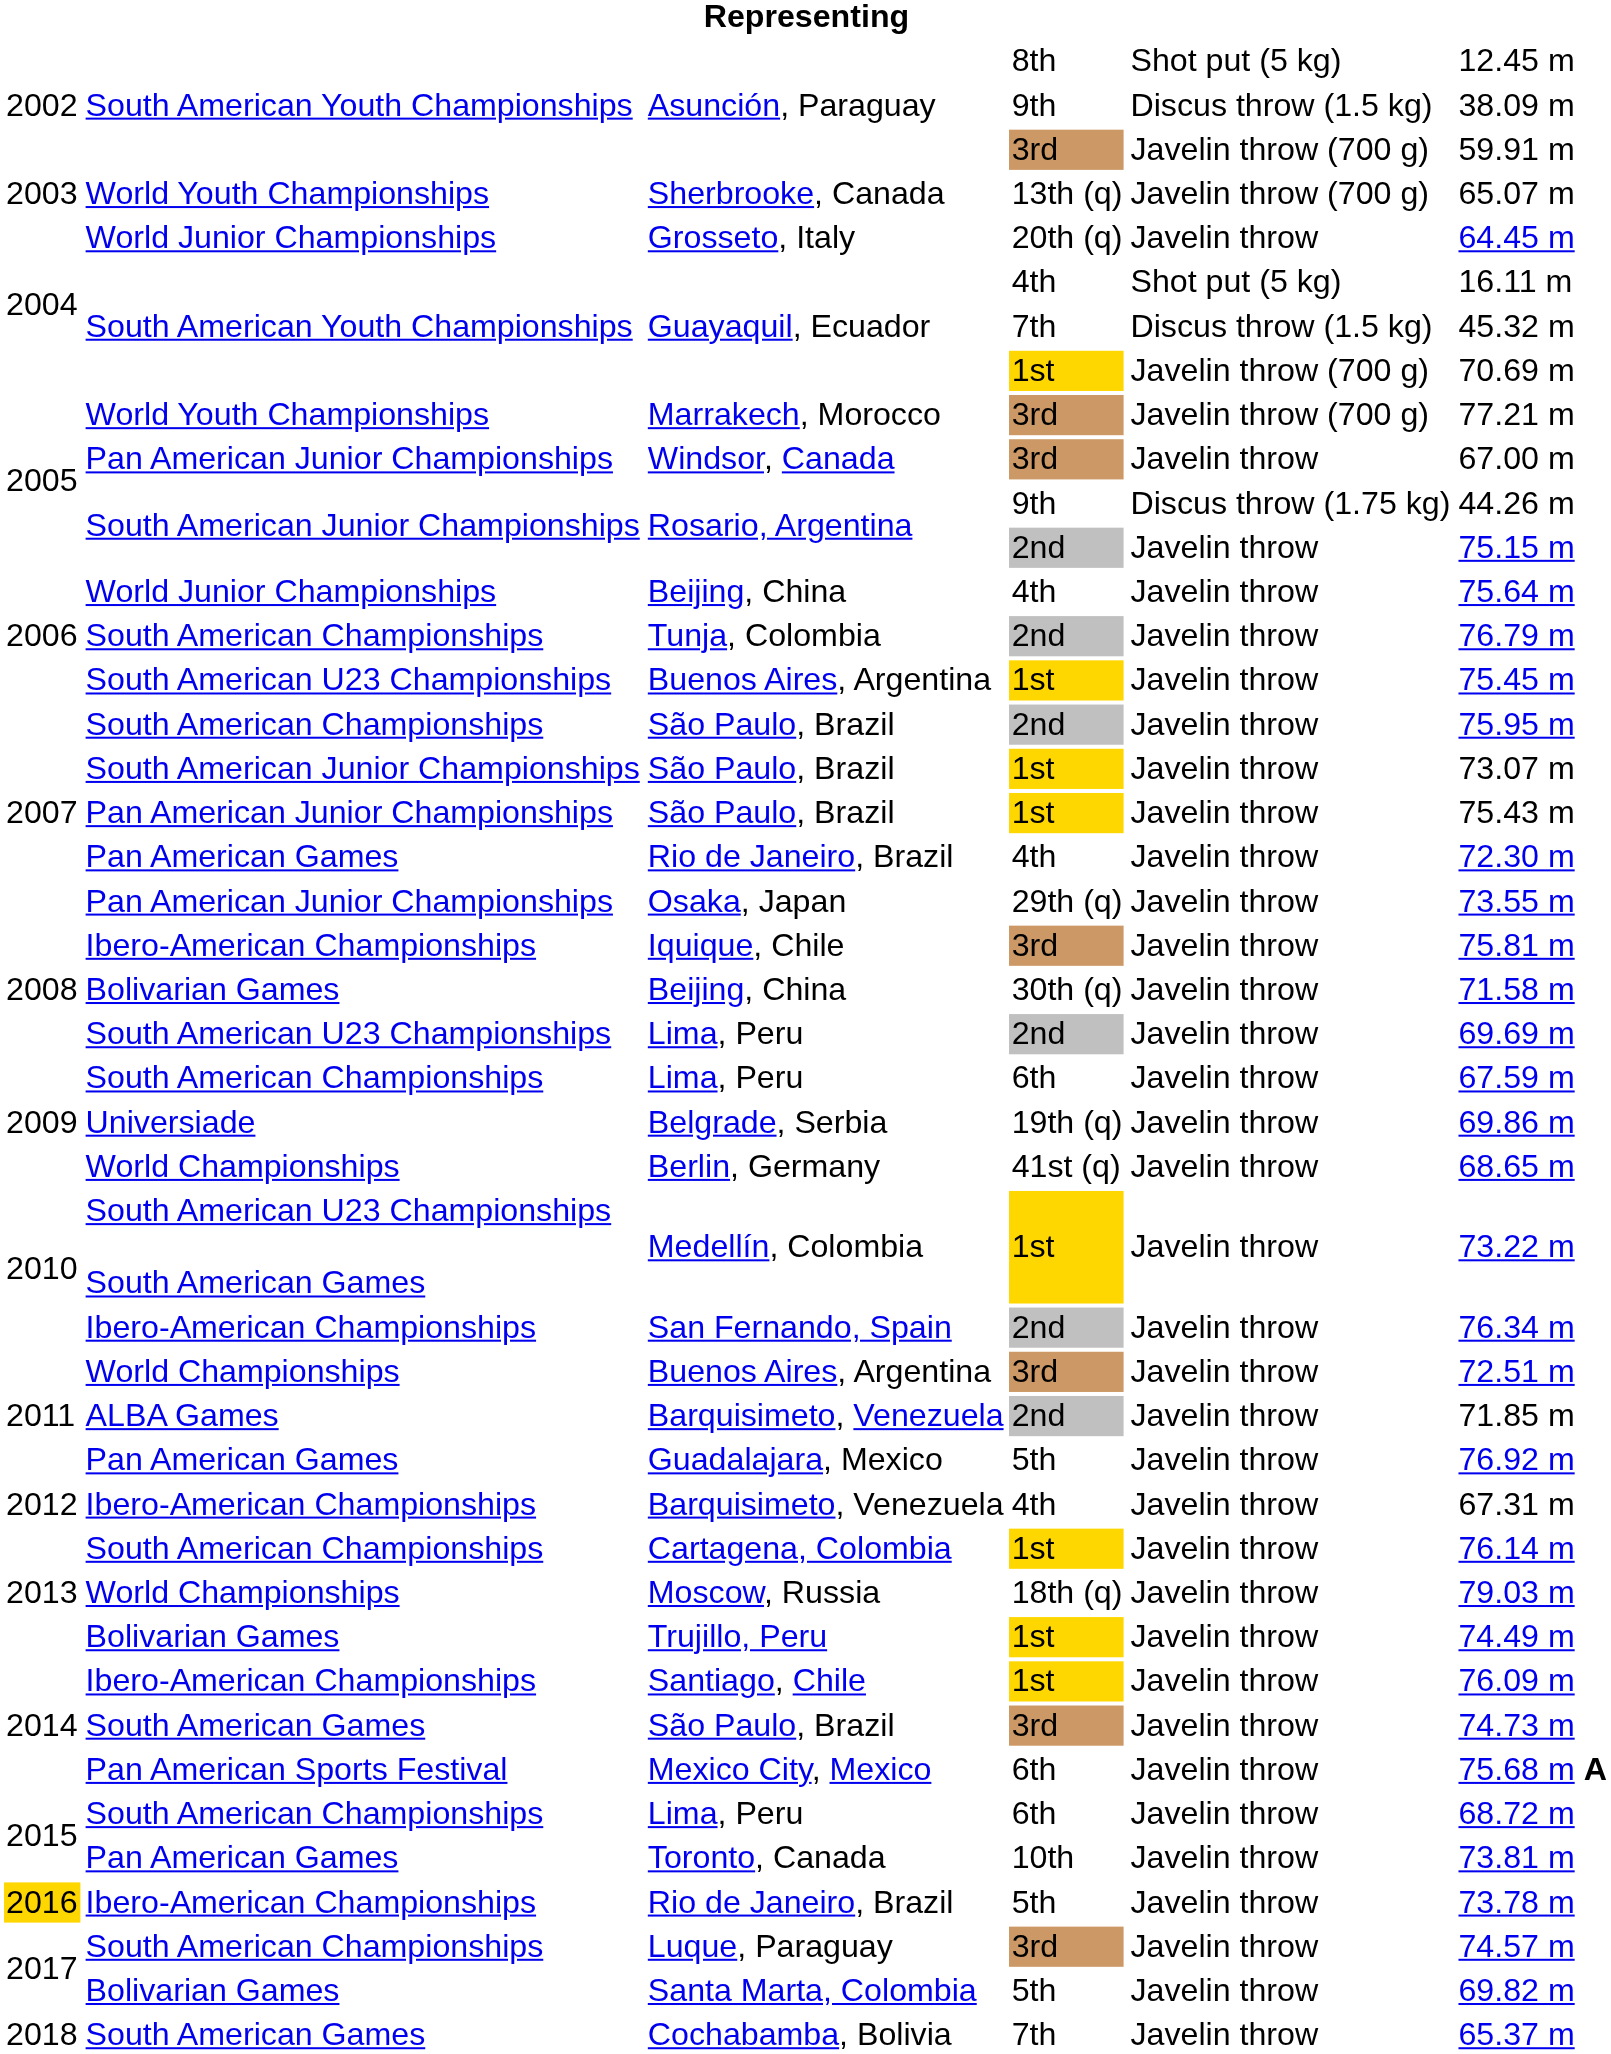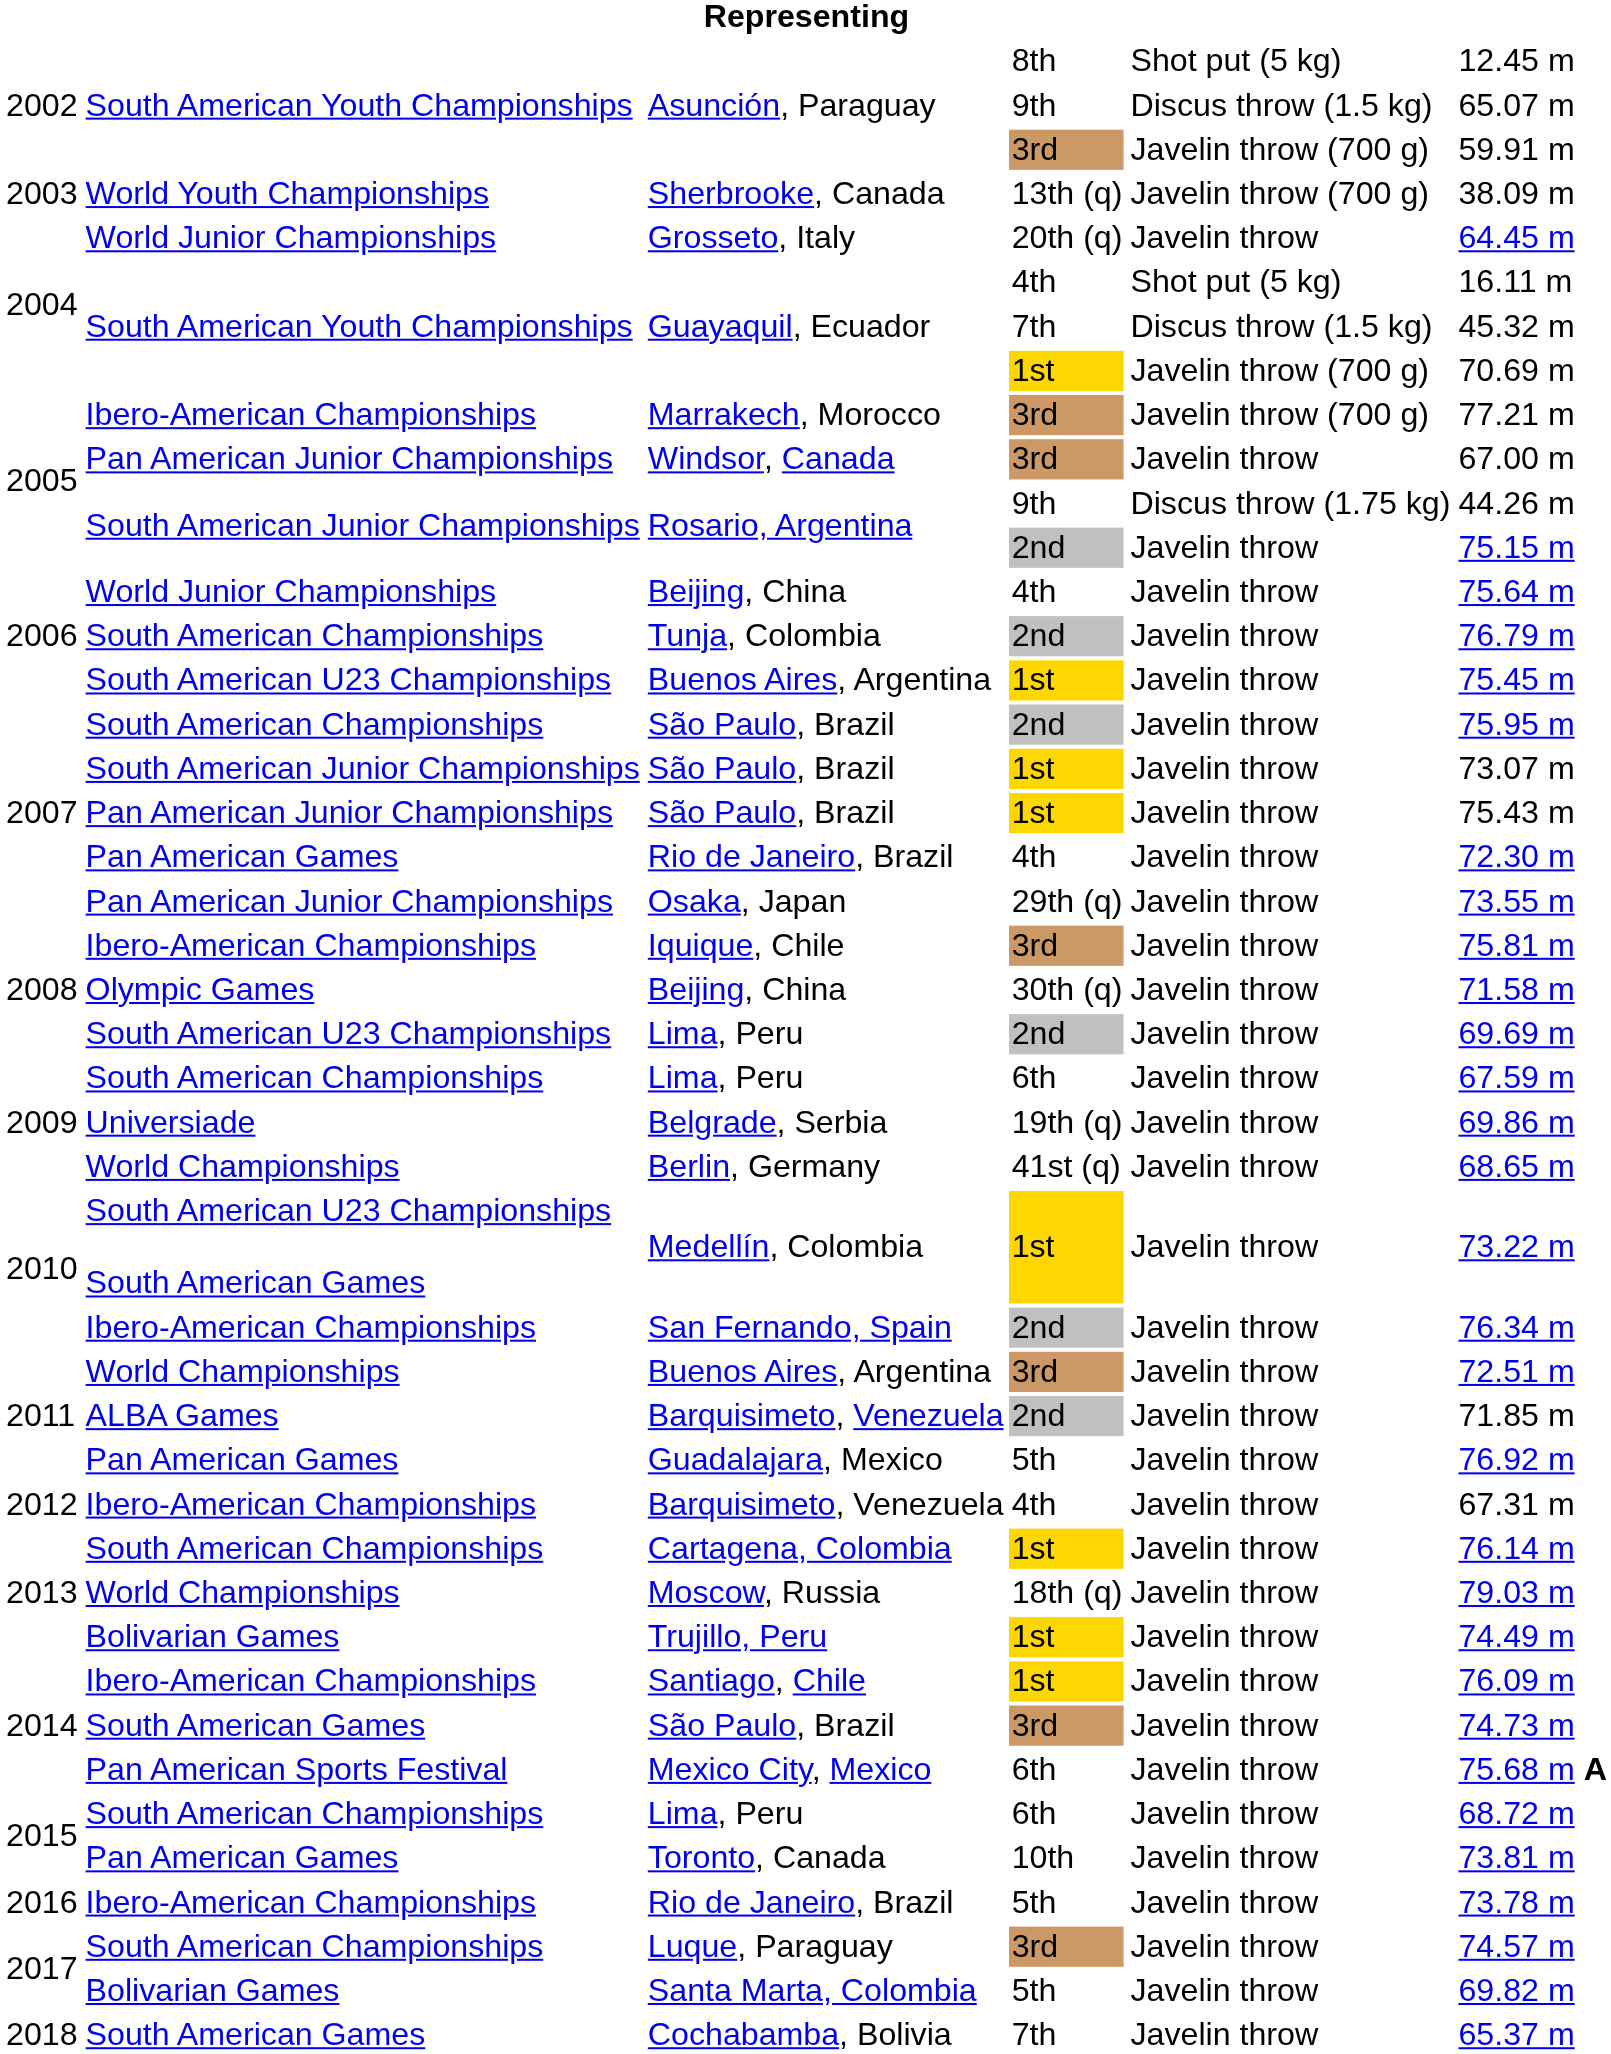(1517, 105) 38.09 m -> (1517, 105) 65.07 m
(1517, 193) 65.07 m -> (1517, 193) 38.09 m
(287, 414) World Youth Championships -> (311, 414) Ibero-American Championships
(213, 989) Bolivarian Games -> (200, 989) Olympic Games
(42, 1901) gold background -> (42, 1901) no background
